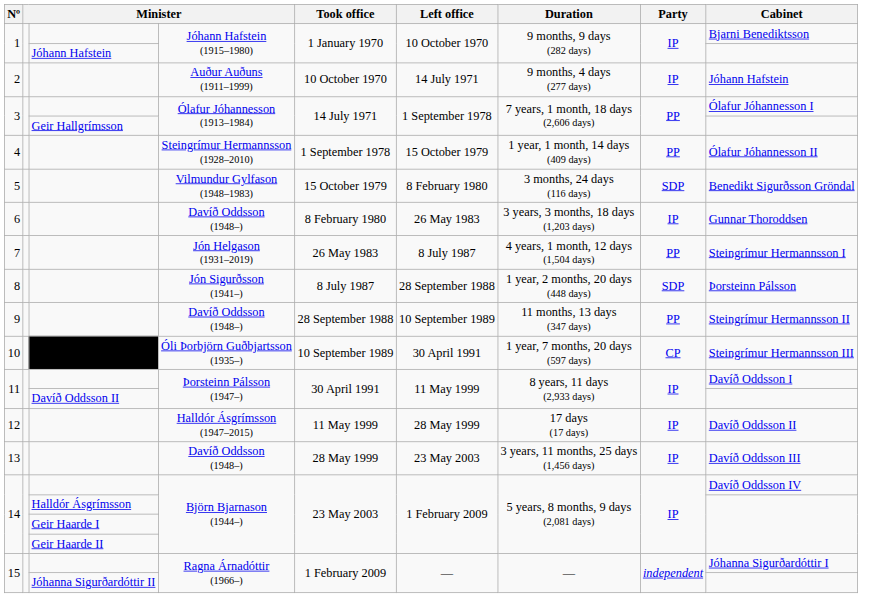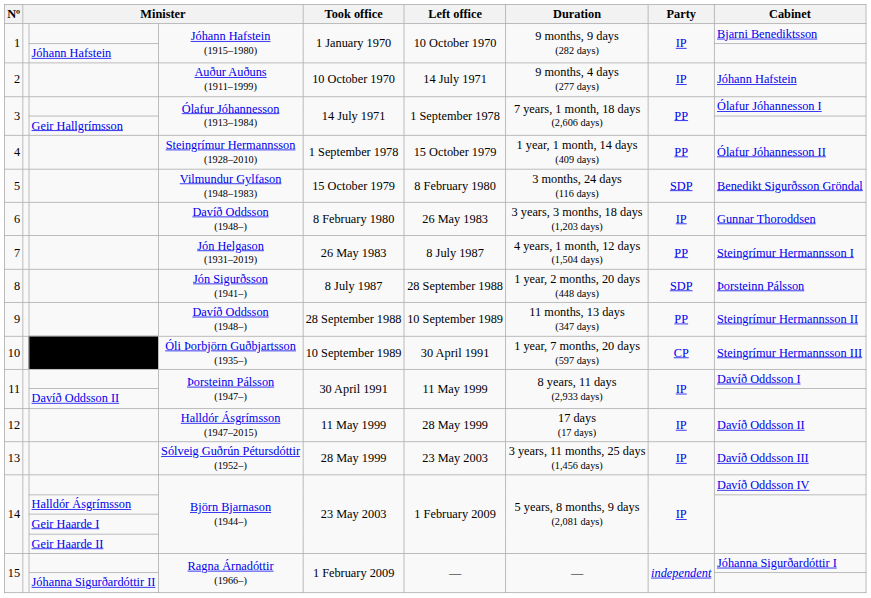(226, 458) Davíð Oddsson (1948–) -> (231, 458) Sólveig Guðrún Pétursdóttir (1952–)
